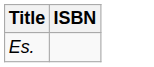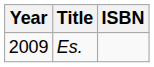+ column: (29, 18)
